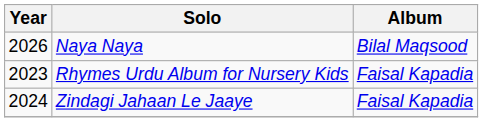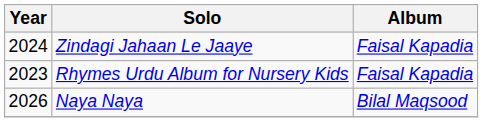rows swapped: (154, 102) <-> (99, 46)
